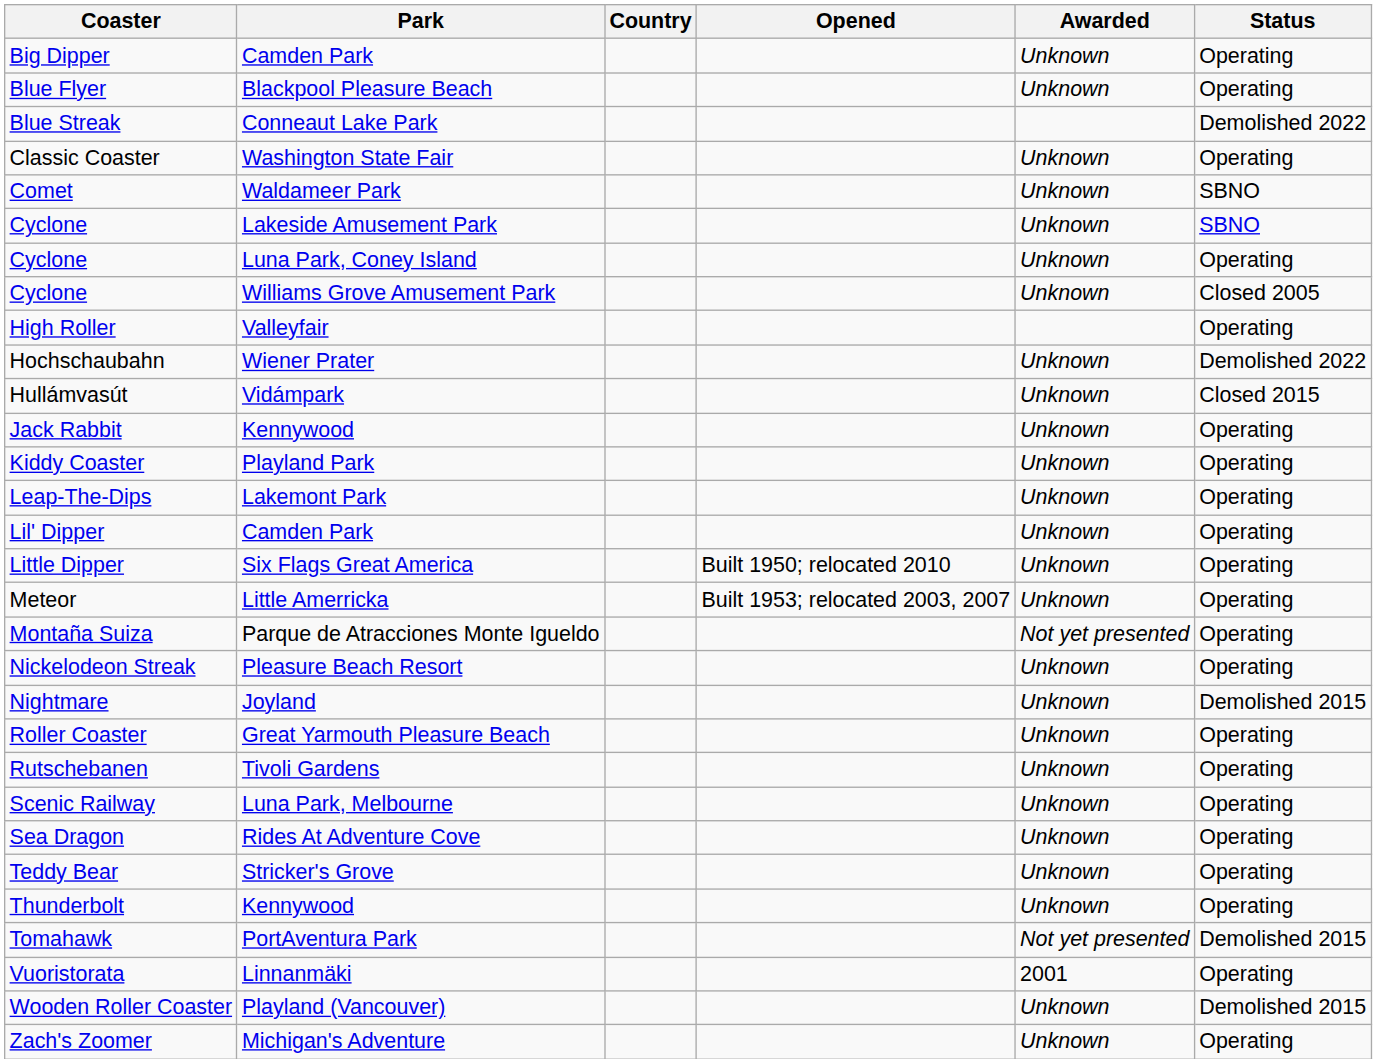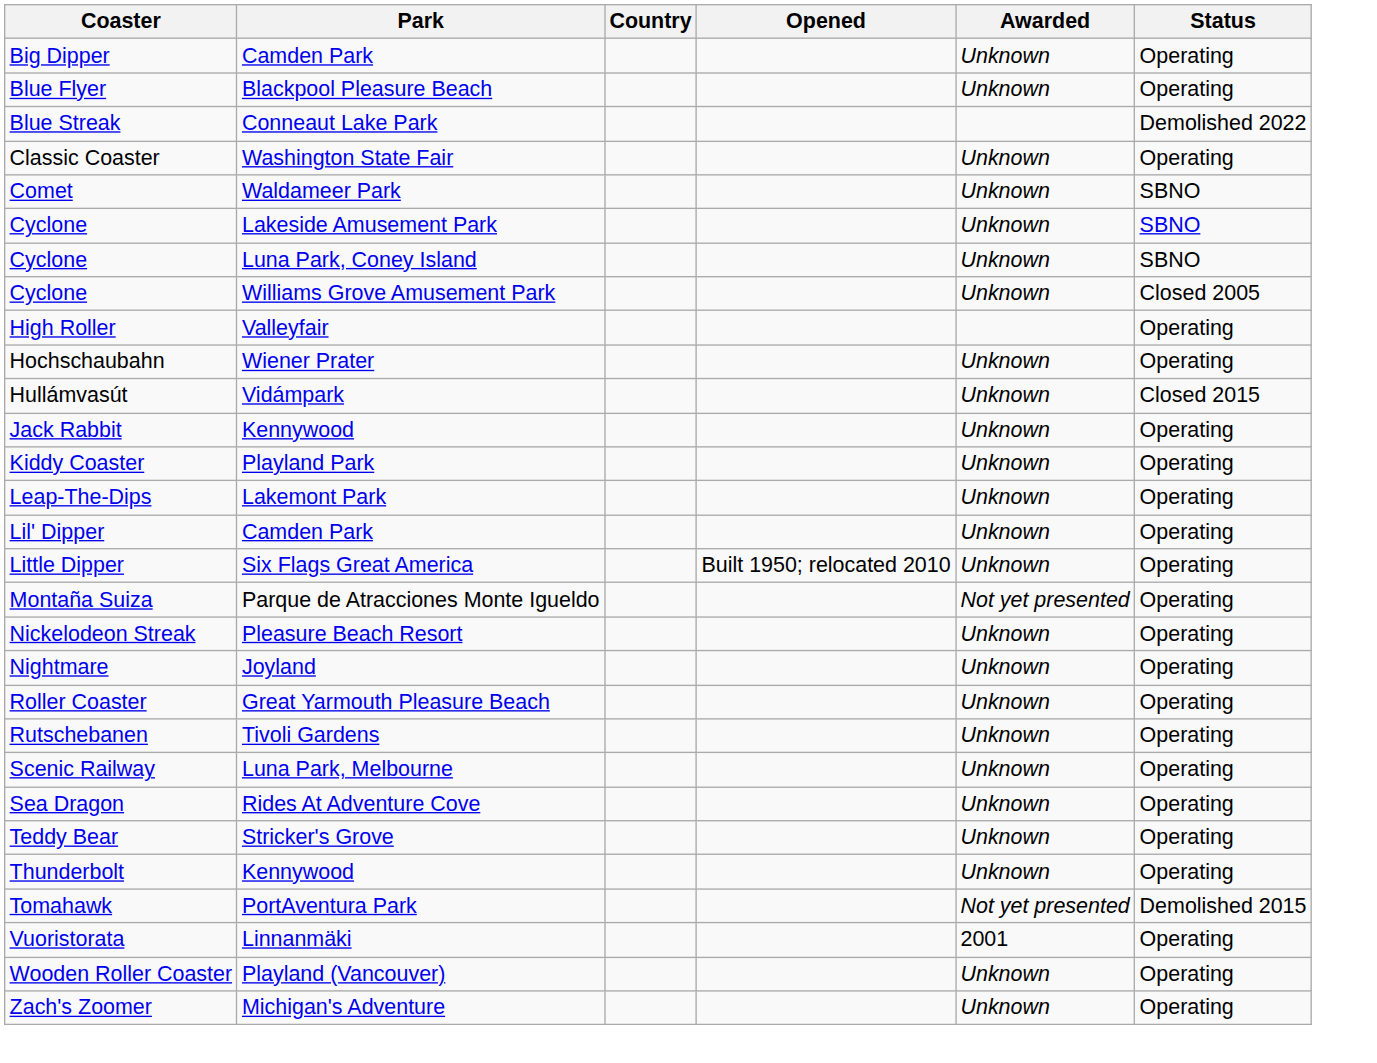(1246, 259) Operating -> (1170, 259) SBNO
(1283, 361) Demolished 2022 -> (1187, 361) Operating
- row: (43, 599)
(1283, 701) Demolished 2015 -> (1187, 667) Operating
(1283, 1007) Demolished 2015 -> (1187, 973) Operating
